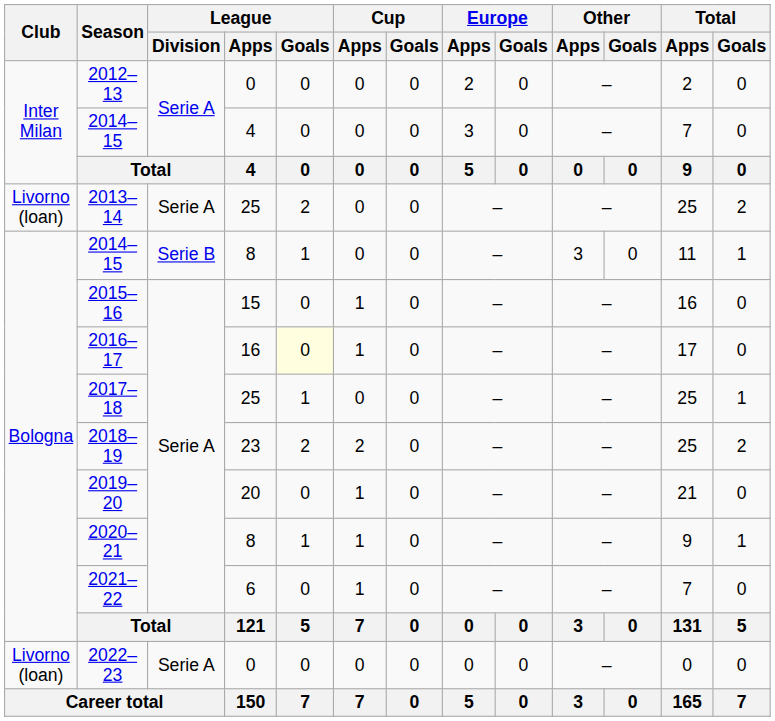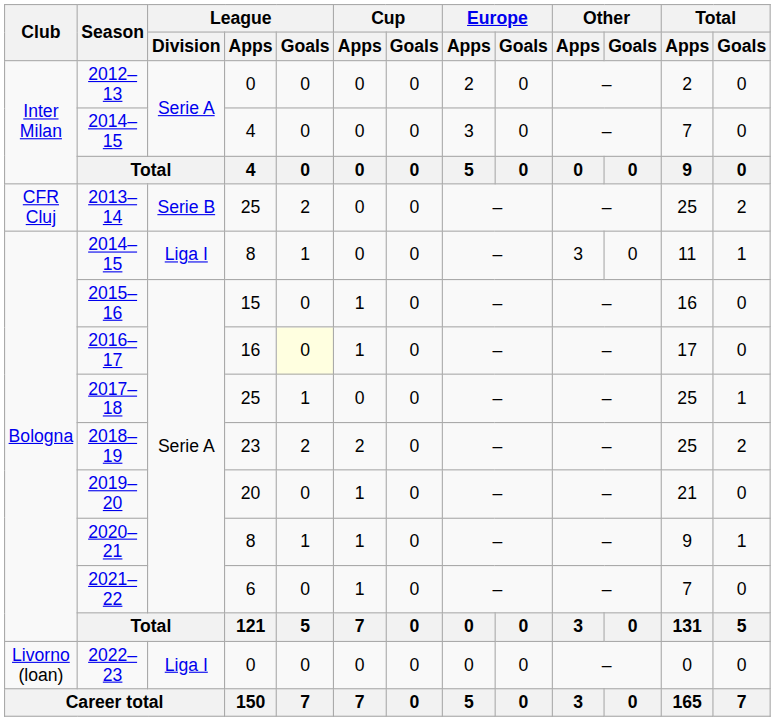(41, 207) Livorno (loan) -> (41, 207) CFR Cluj
(186, 207) Serie A -> (186, 207) Serie B
(186, 255) Serie B -> (186, 255) Liga I
(186, 664) Serie A -> (186, 664) Liga I
